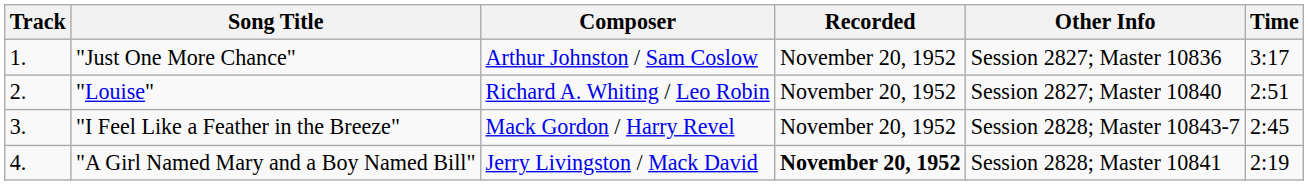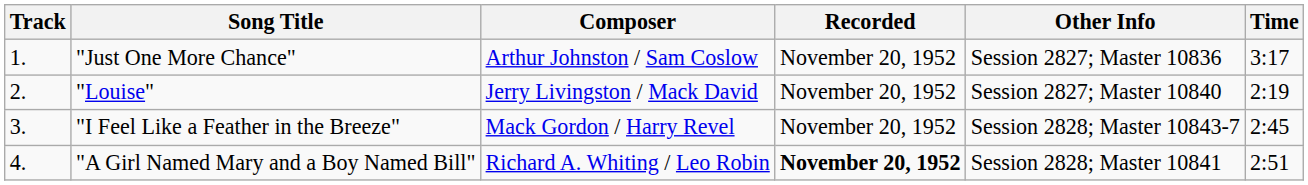(628, 92) Richard A. Whiting / Leo Robin -> (622, 92) Jerry Livingston / Mack David
(1270, 92) 2:51 -> (1270, 92) 2:19
(622, 162) Jerry Livingston / Mack David -> (628, 162) Richard A. Whiting / Leo Robin
(1270, 162) 2:19 -> (1270, 162) 2:51
